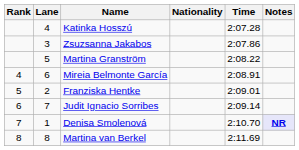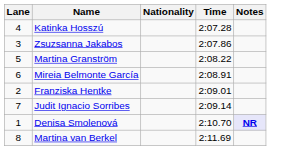- column: (19, 12)
